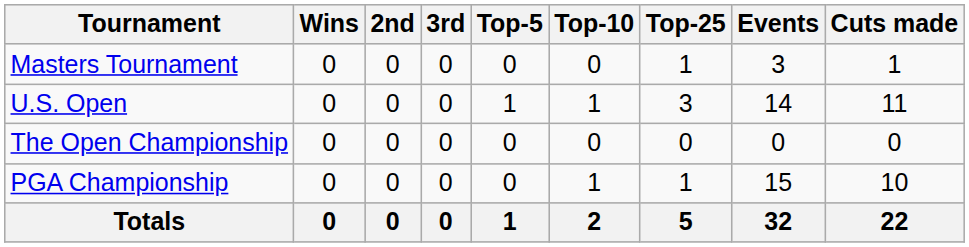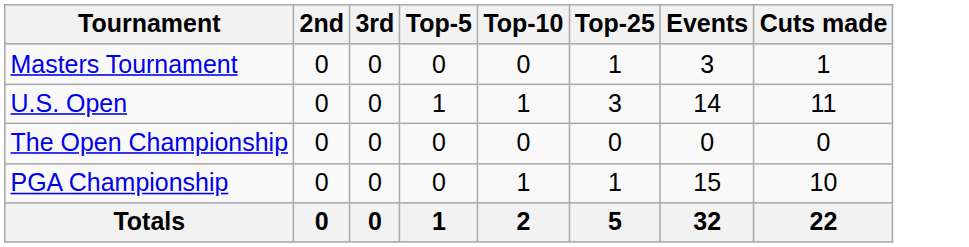- column: (329, 24)
